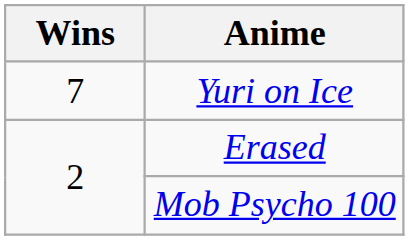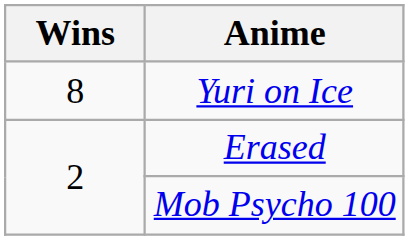(75, 90) 7 -> (75, 90) 8
